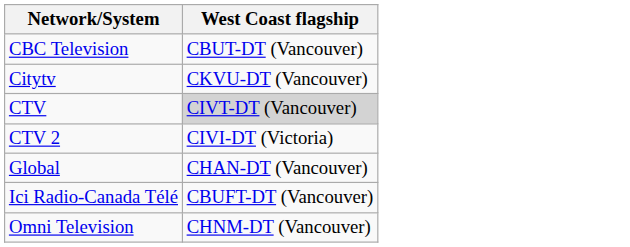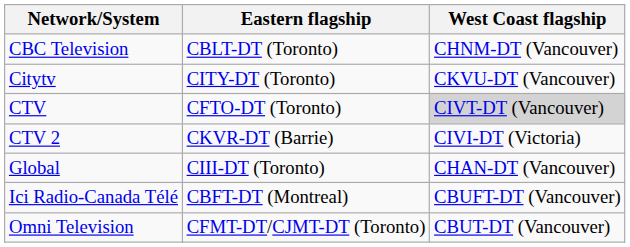+ column: (306, 19)
(275, 49) CBUT-DT (Vancouver) -> (526, 49) CHNM-DT (Vancouver)
(279, 227) CHNM-DT (Vancouver) -> (522, 227) CBUT-DT (Vancouver)
